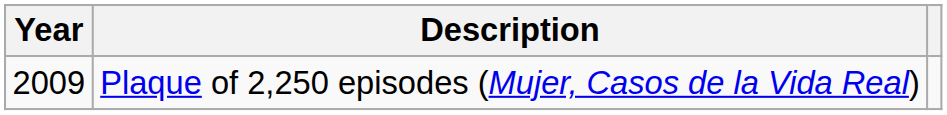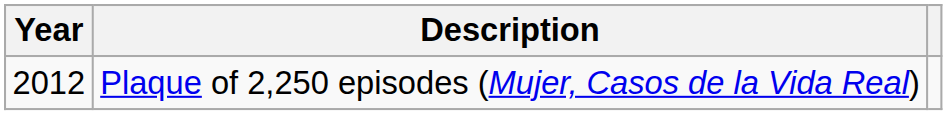(49, 82) 2009 -> (49, 82) 2012
